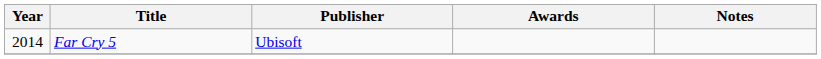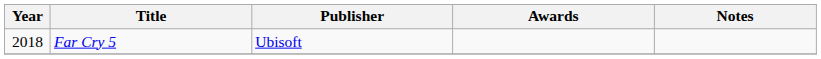(27, 41) 2014 -> (27, 41) 2018
